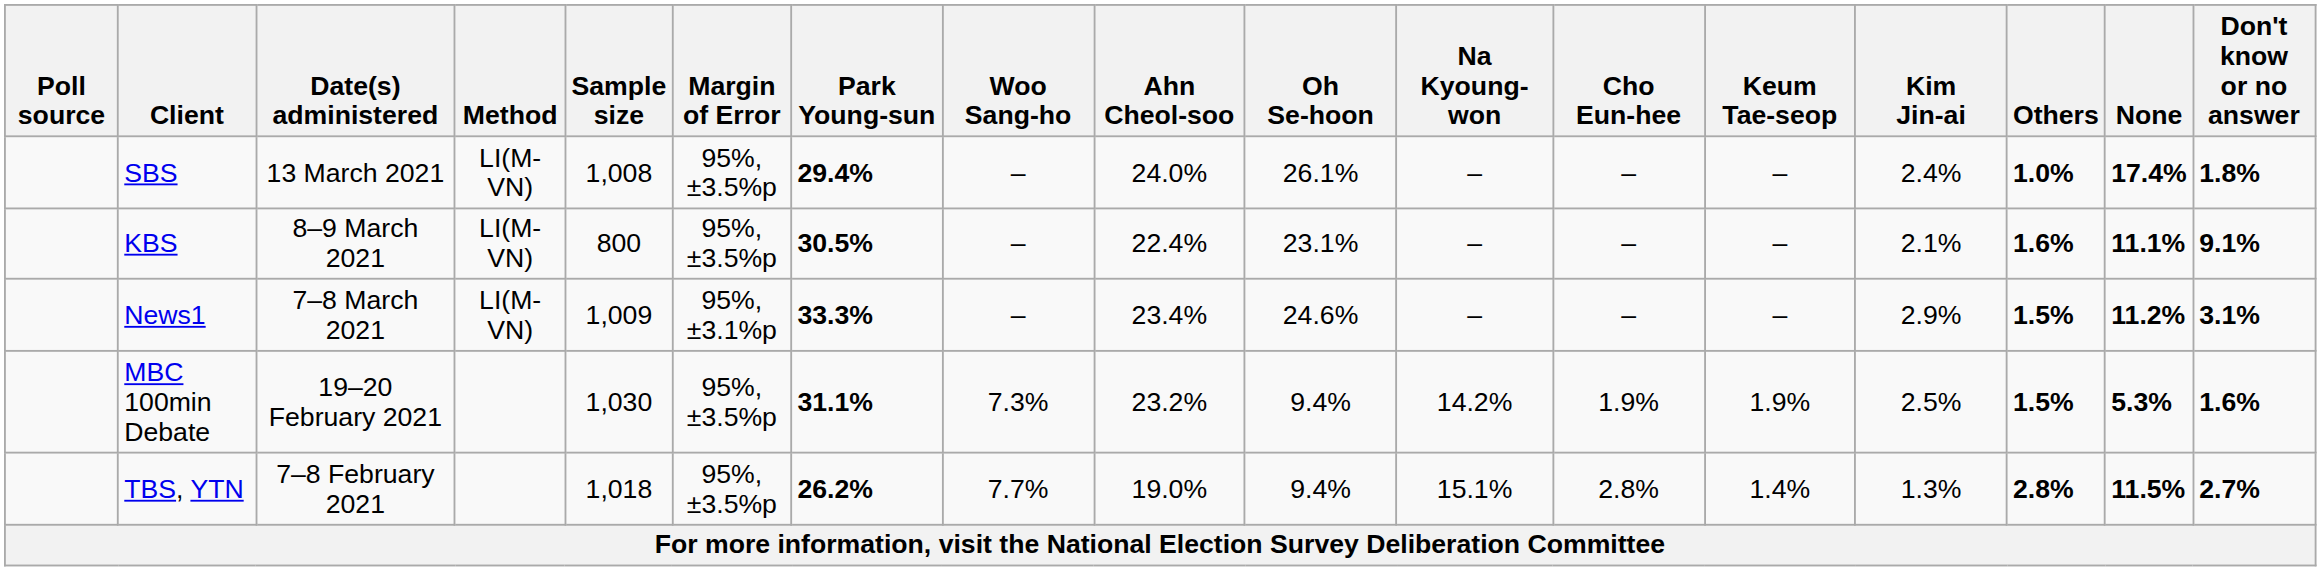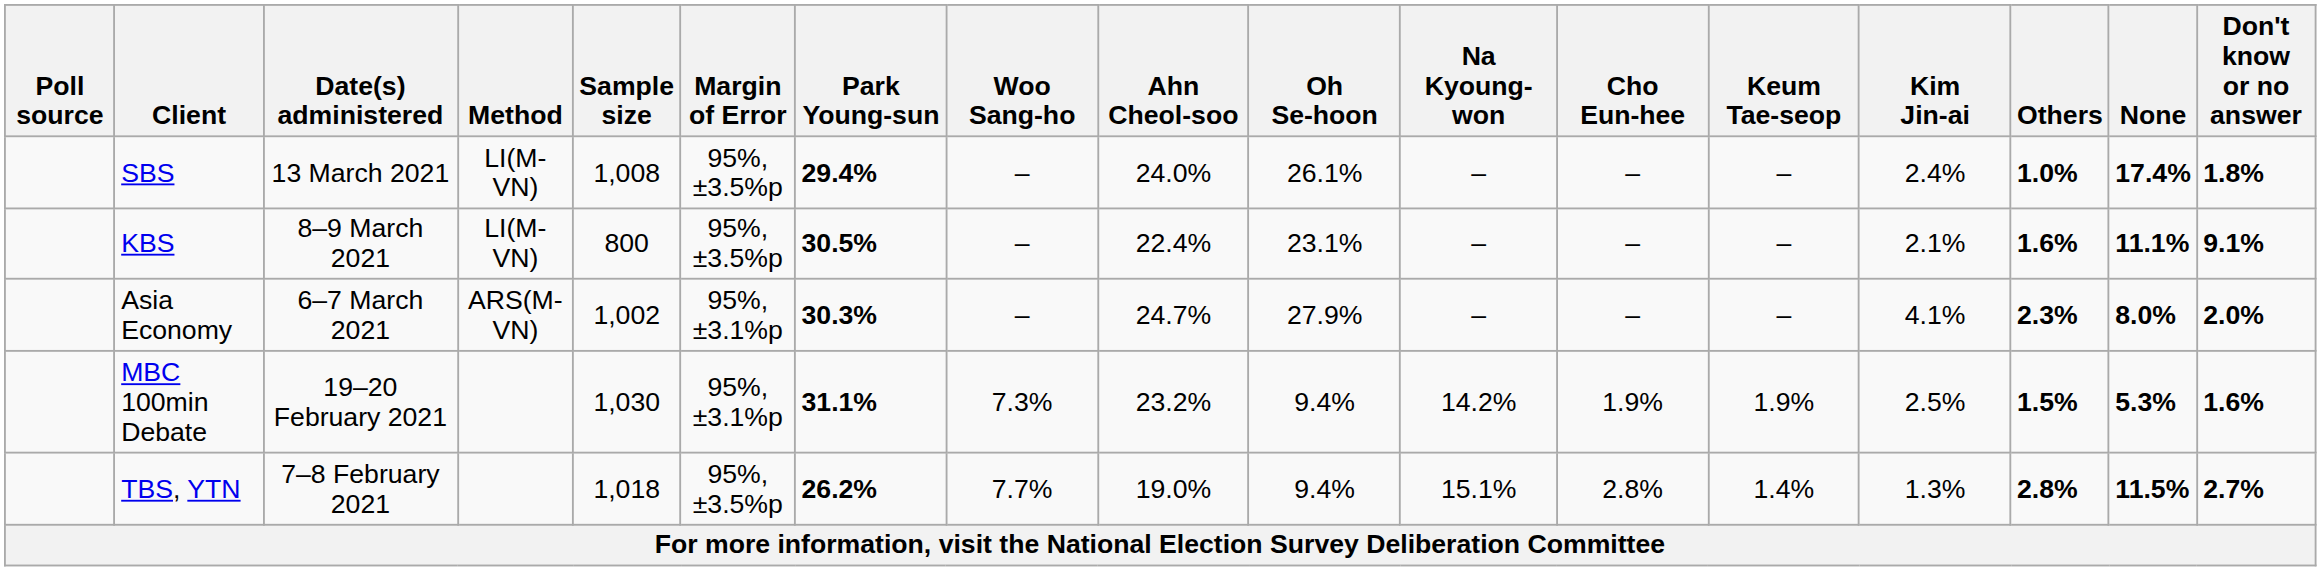- row: (165, 315)
+ row: (177, 315)
(732, 402) 95%, ±3.5%p -> (738, 402) 95%, ±3.1%p
